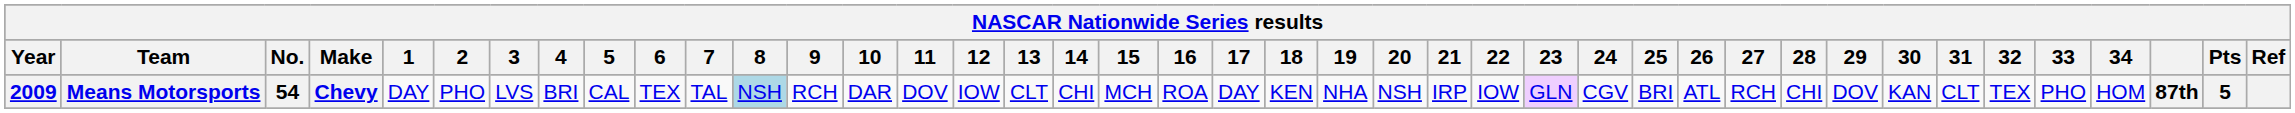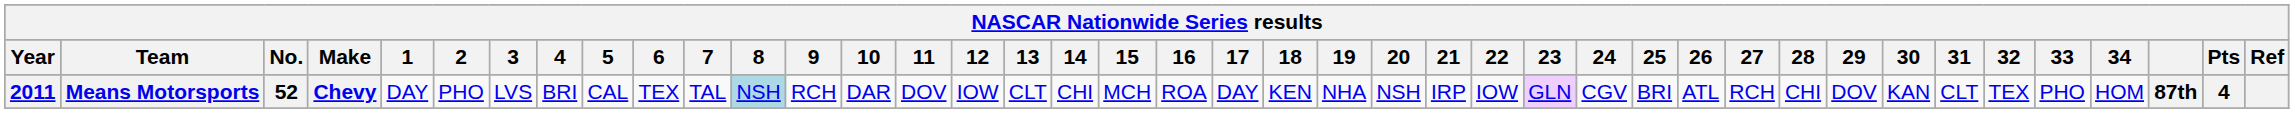(33, 91) 2009 -> (33, 91) 2011
(288, 91) 54 -> (286, 91) 52
(2225, 91) 5 -> (2224, 91) 4
